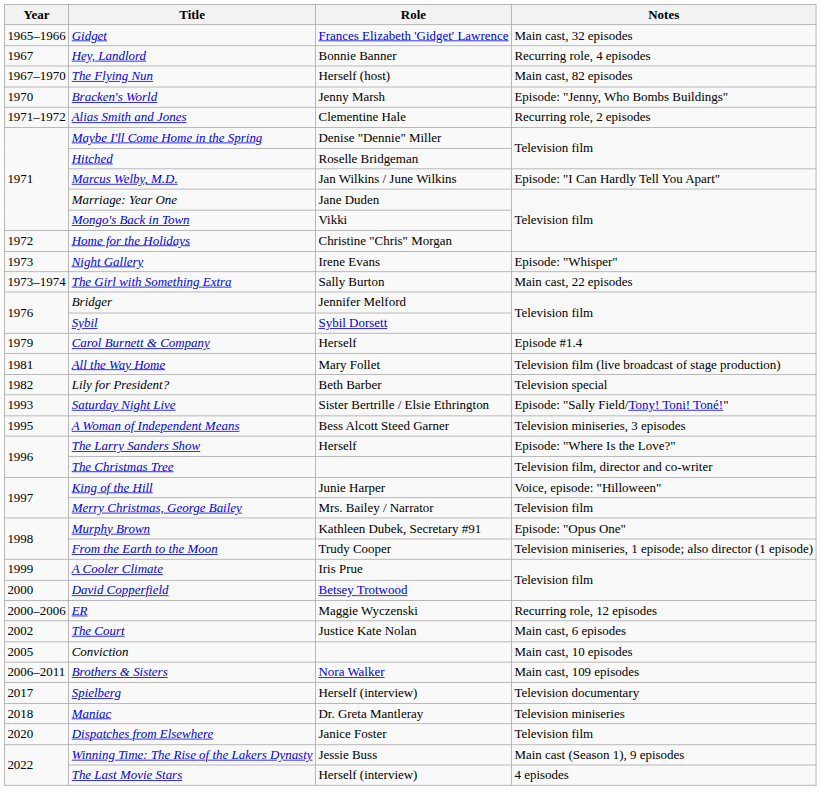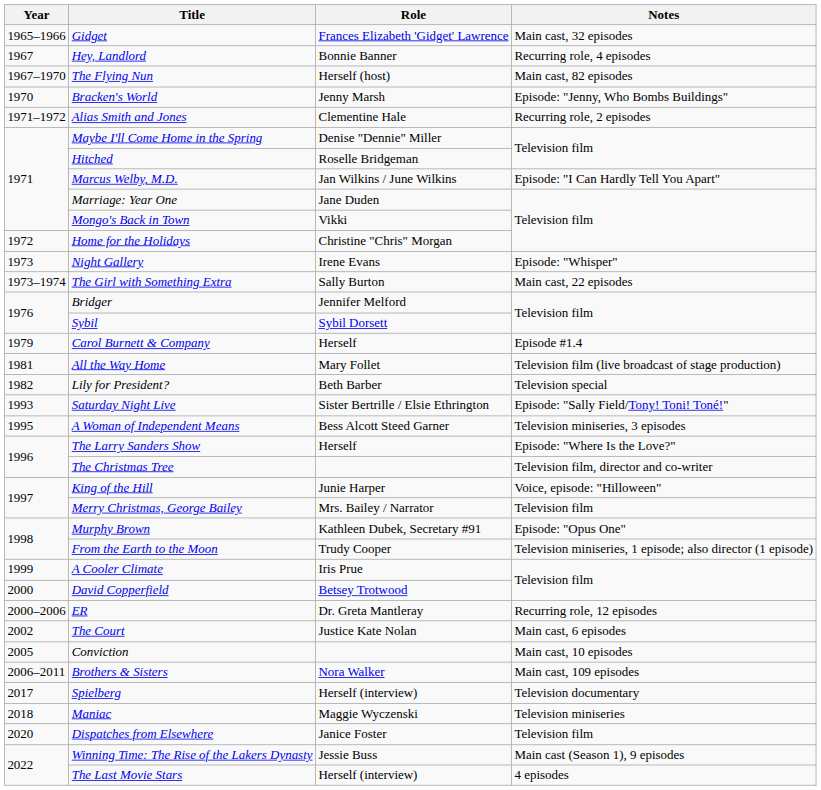(368, 610) Maggie Wyczenski -> (371, 610) Dr. Greta Mantleray
(371, 713) Dr. Greta Mantleray -> (368, 713) Maggie Wyczenski
